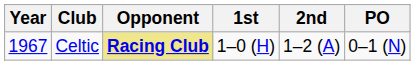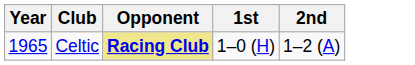- column: (377, 18)
(28, 45) 1967 -> (28, 45) 1965
